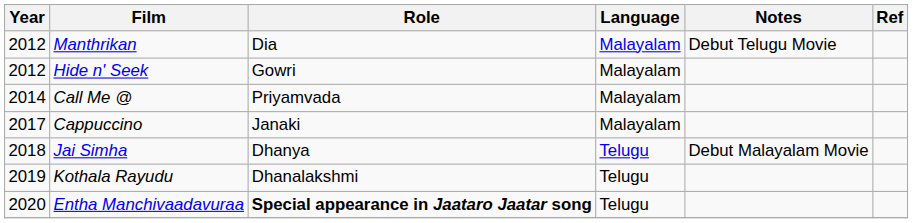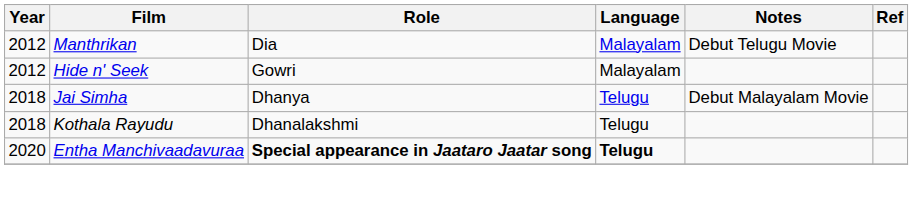- row: (93, 97)
- row: (98, 124)
(27, 177) 2019 -> (27, 124) 2018
(624, 204) normal -> (626, 151) bold
